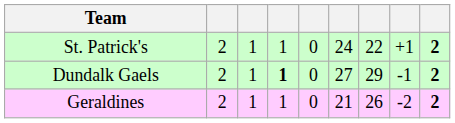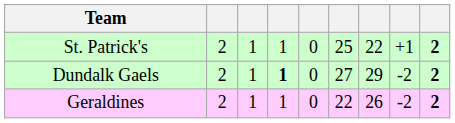(344, 46) 24 -> (344, 46) 25
(404, 74) -1 -> (404, 74) -2
(344, 103) 21 -> (344, 103) 22
